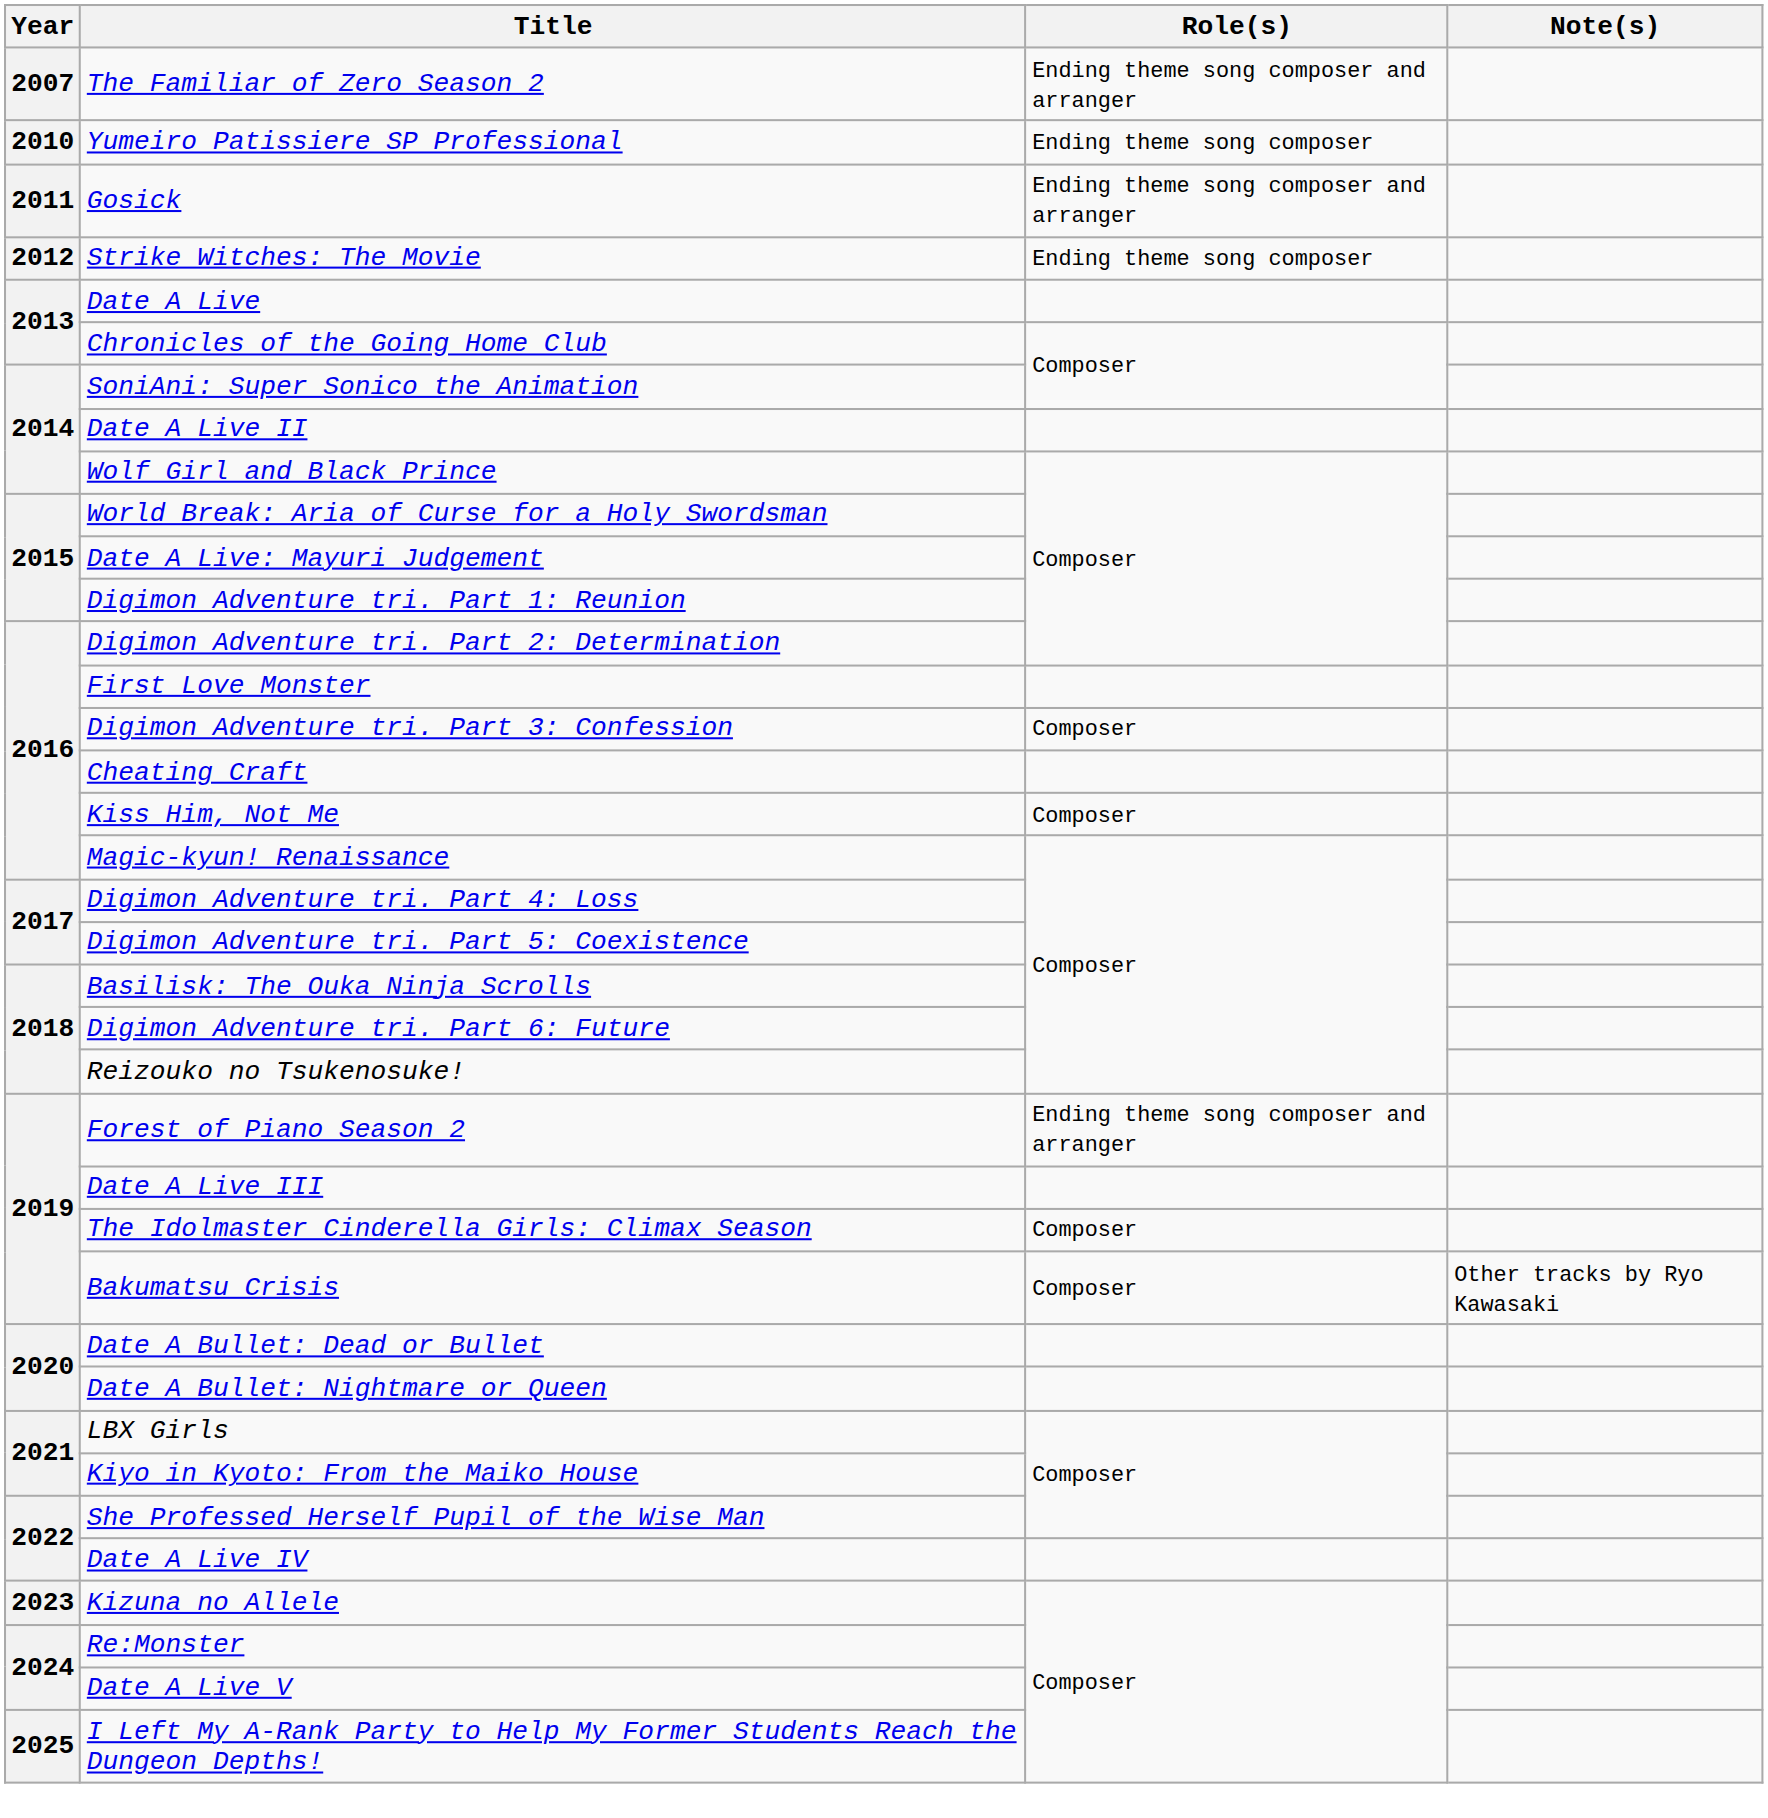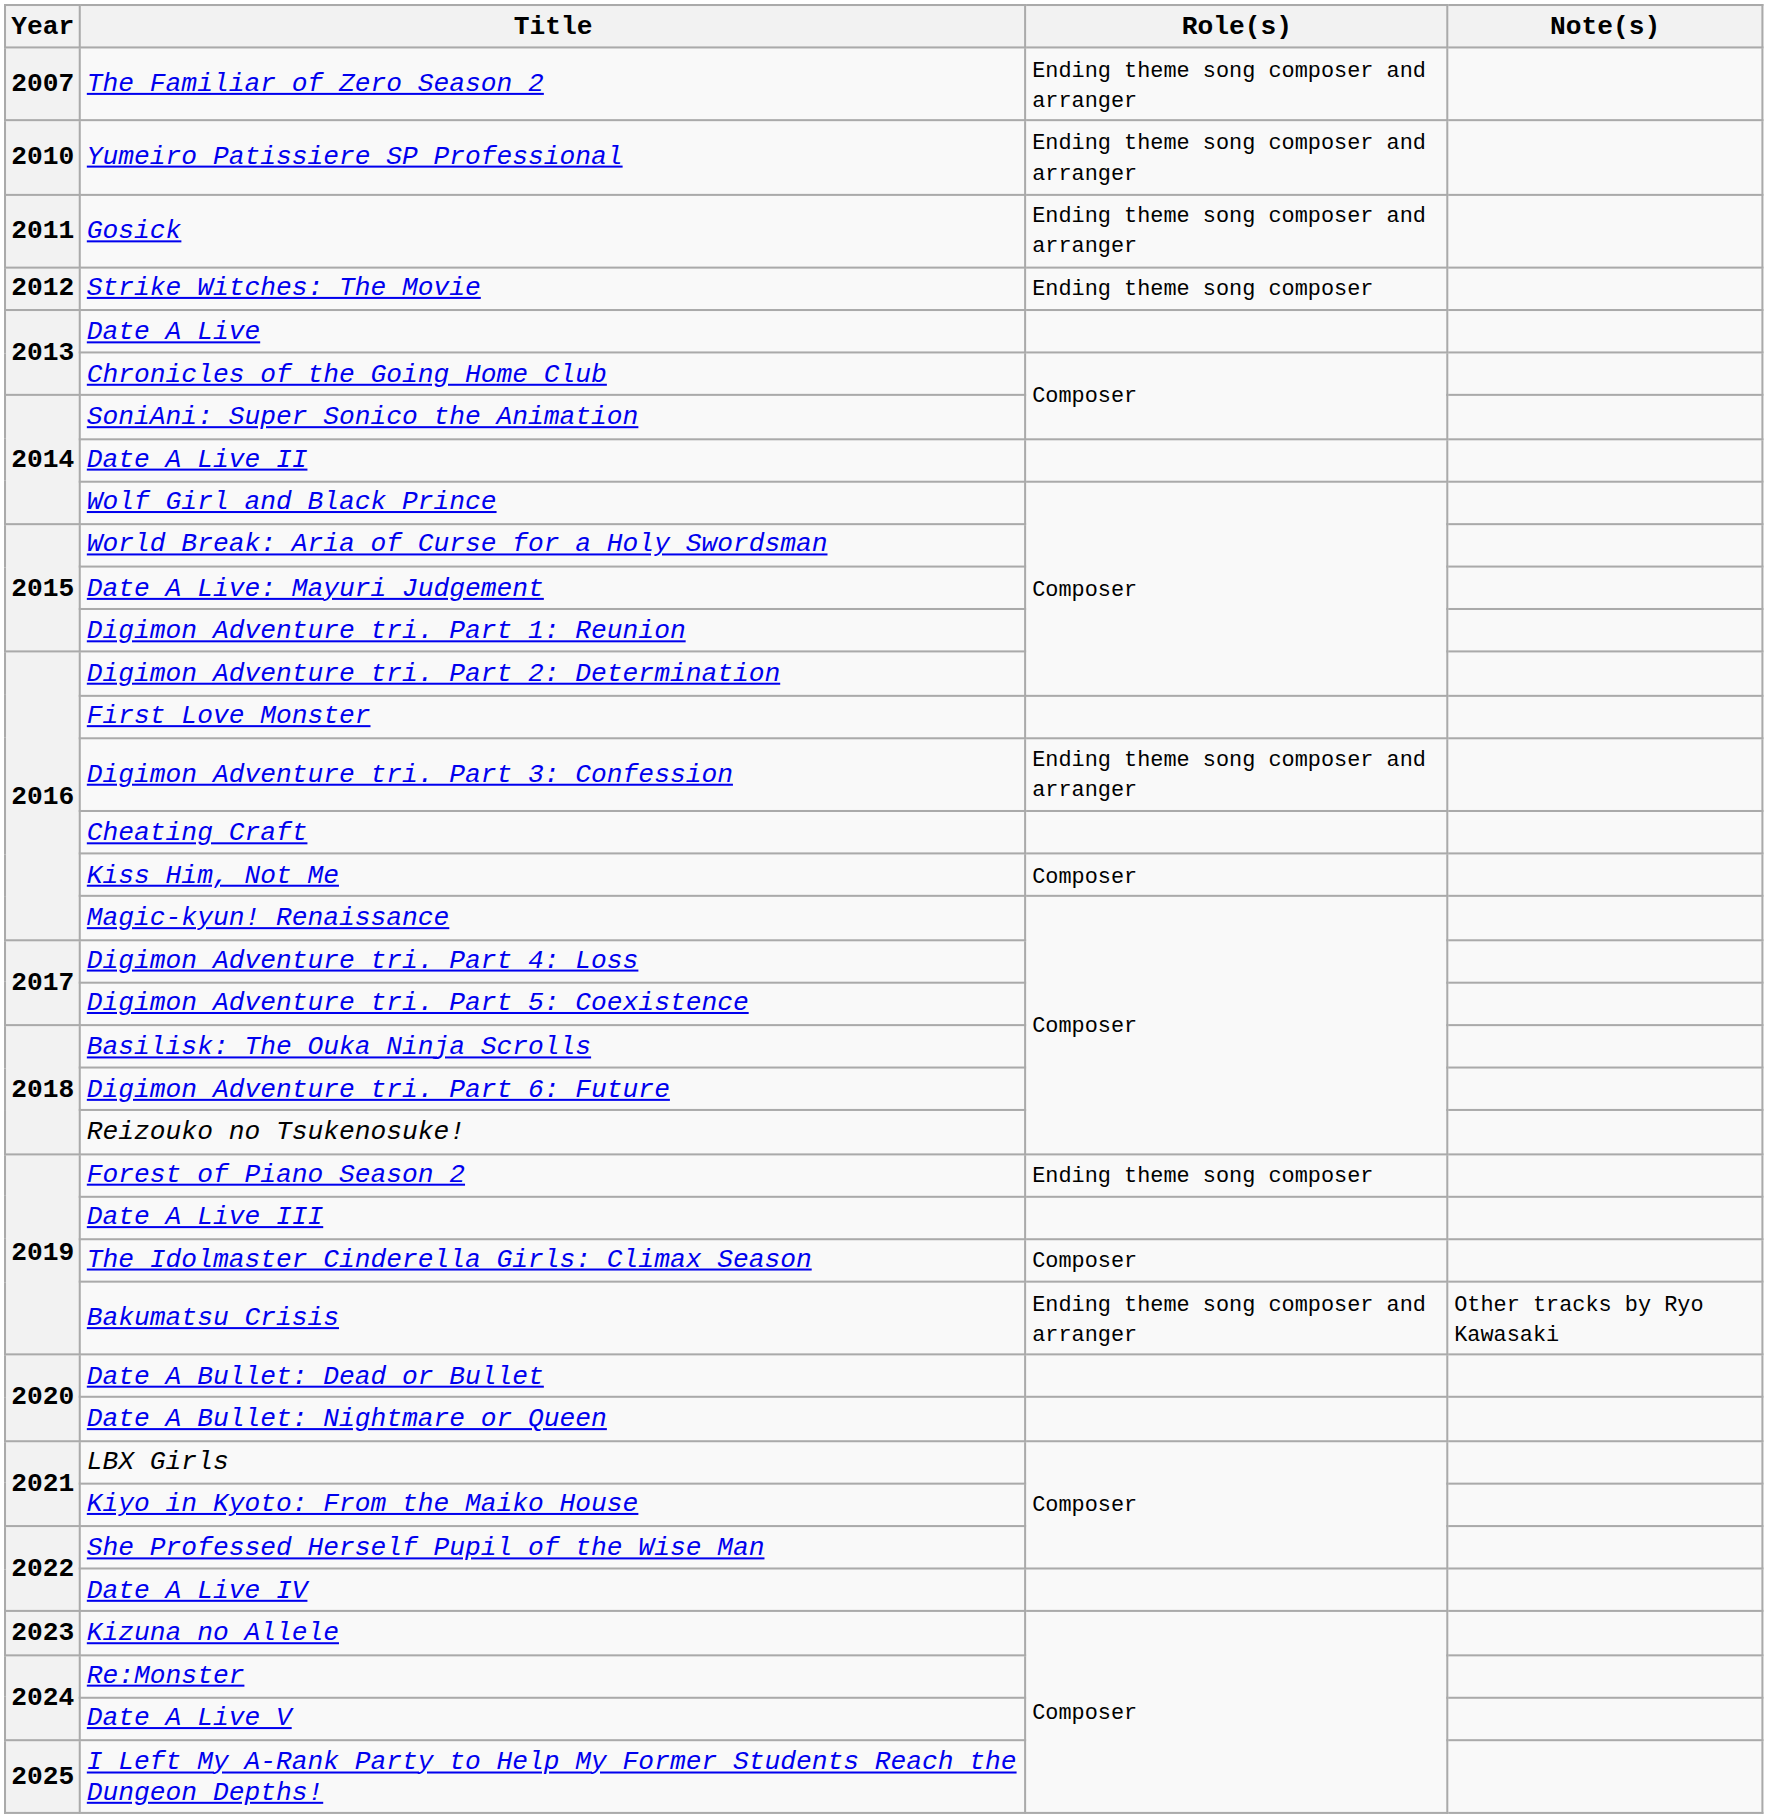(1203, 143) Ending theme song composer -> (1229, 158) Ending theme song composer and arranger
(1085, 730) Composer -> (1229, 775) Ending theme song composer and arranger
(1229, 1130) Ending theme song composer and arranger -> (1203, 1176) Ending theme song composer
(1085, 1289) Composer -> (1229, 1319) Ending theme song composer and arranger
